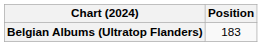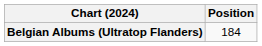(231, 32) 183 -> (231, 32) 184
